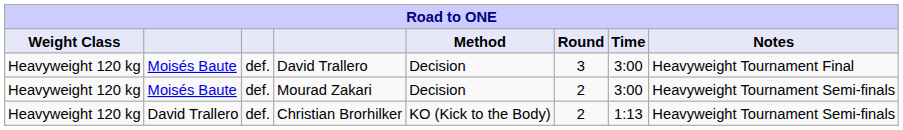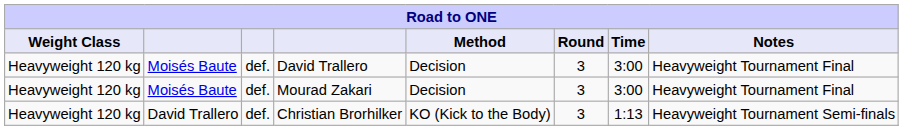(581, 89) 2 -> (581, 89) 3
(774, 89) Heavyweight Tournament Semi-finals -> (753, 89) Heavyweight Tournament Final
(581, 114) 2 -> (581, 114) 3
